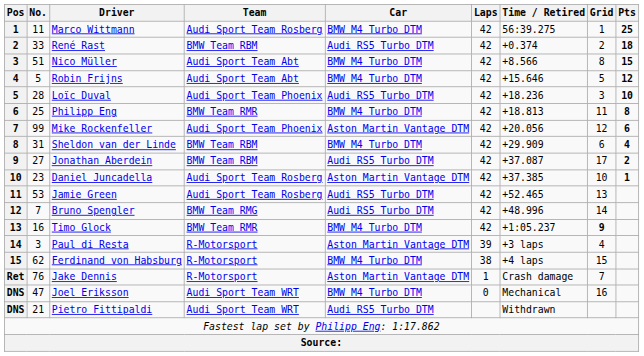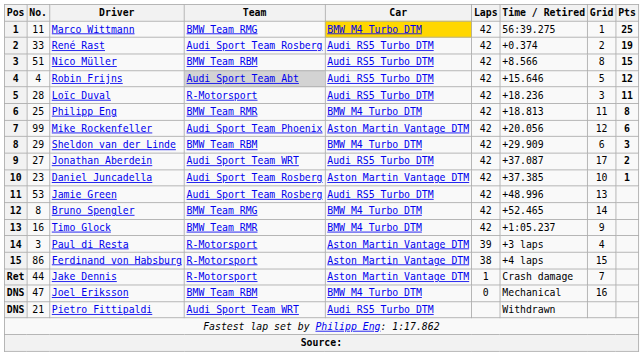(255, 29) Audi Sport Team Rosberg -> (222, 29) BMW Team RMG
(375, 29) no background -> (375, 29) gold background
(222, 45) BMW Team RBM -> (255, 45) Audi Sport Team Rosberg
(627, 45) 18 -> (627, 45) 19
(243, 62) Audi Sport Team Abt -> (222, 62) BMW Team RBM
(375, 62) BMW M4 Turbo DTM -> (380, 62) Audi RS5 Turbo DTM
(38, 78) 5 -> (38, 78) 4
(243, 78) no background -> (243, 78) lightgrey background
(375, 78) BMW M4 Turbo DTM -> (380, 78) Audi RS5 Turbo DTM
(255, 95) Audi Sport Team Phoenix -> (222, 95) R-Motorsport
(627, 95) 10 -> (627, 95) 11
(38, 144) 31 -> (38, 144) 29
(627, 144) 4 -> (627, 144) 3
(222, 161) BMW Team RBM -> (243, 161) Audi Sport Team WRT
(523, 194) +52.465 -> (523, 194) +48.996
(38, 210) 7 -> (38, 210) 8
(380, 210) Audi RS5 Turbo DTM -> (375, 210) BMW M4 Turbo DTM
(523, 210) +48.996 -> (523, 210) +52.465
(602, 227) bold -> (602, 227) normal
(38, 260) 62 -> (38, 260) 86
(375, 260) BMW M4 Turbo DTM -> (398, 260) Aston Martin Vantage DTM
(38, 277) 76 -> (38, 277) 44
(243, 293) Audi Sport Team WRT -> (222, 293) BMW Team RBM
